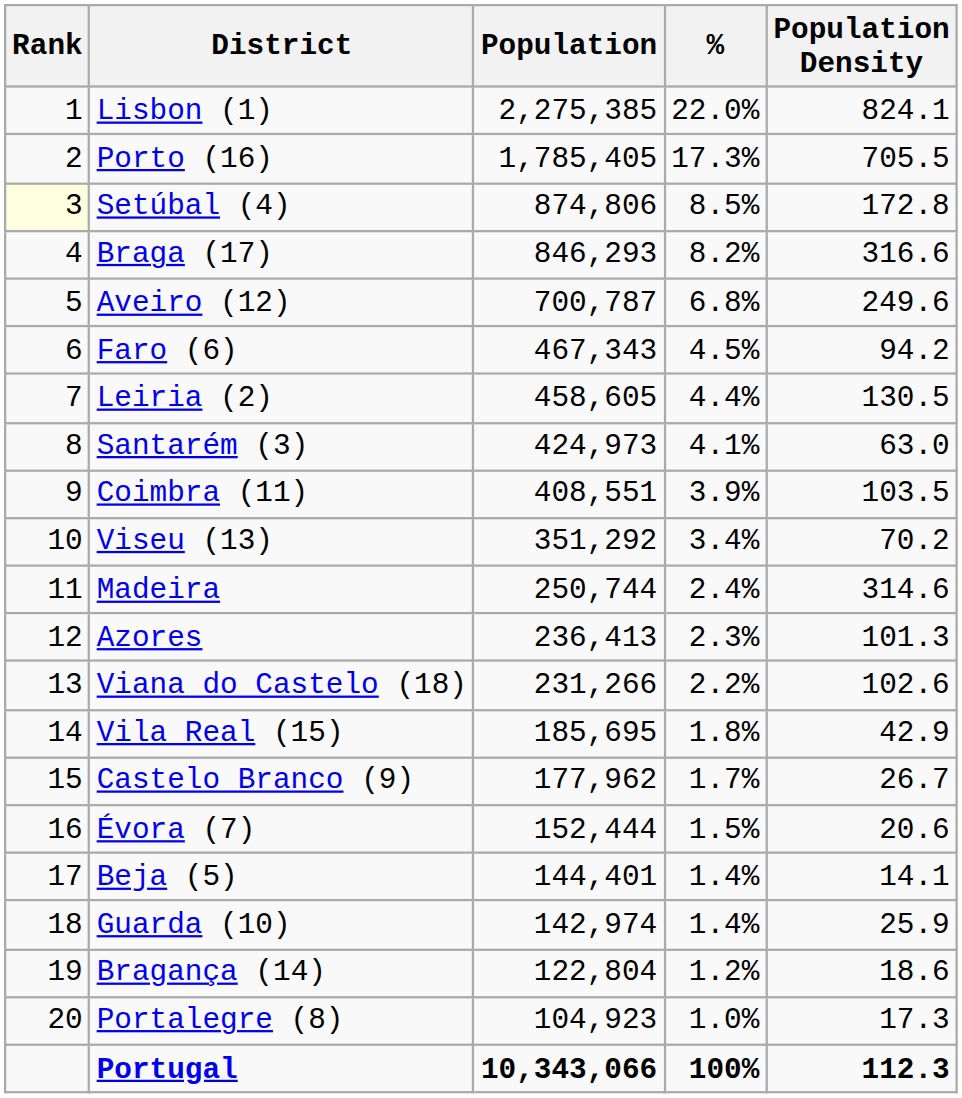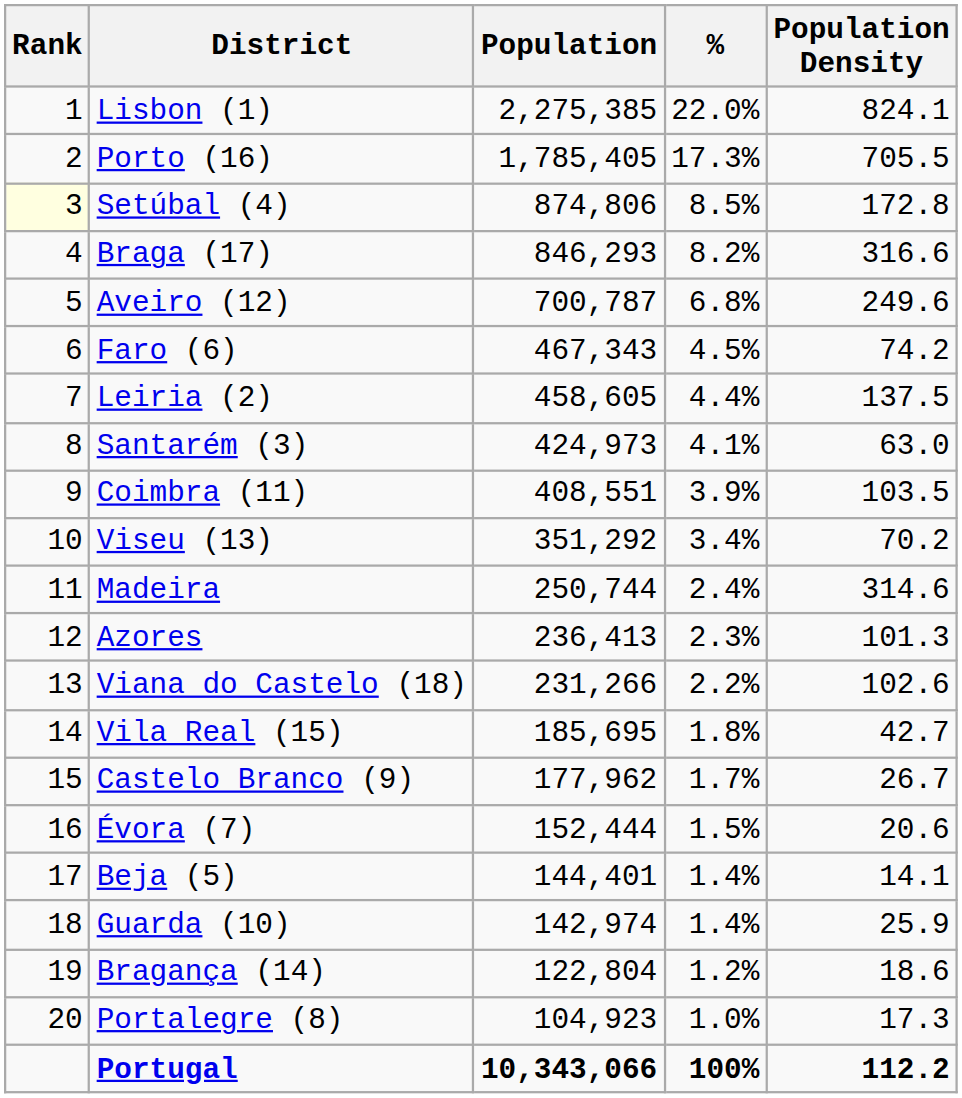(914, 350) 94.2 -> (914, 350) 74.2
(906, 398) 130.5 -> (906, 398) 137.5
(914, 733) 42.9 -> (914, 733) 42.7
(906, 1069) 112.3 -> (906, 1069) 112.2
